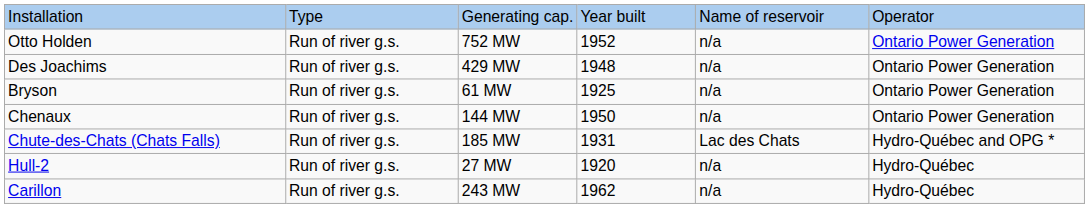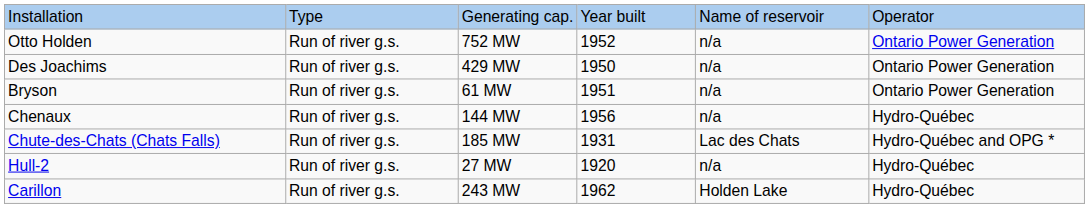(598, 66) 1948 -> (598, 66) 1950
(598, 91) 1925 -> (598, 91) 1951
(598, 116) 1950 -> (598, 116) 1956
(963, 116) Ontario Power Generation -> (923, 116) Hydro-Québec
(710, 191) n/a -> (743, 191) Holden Lake
